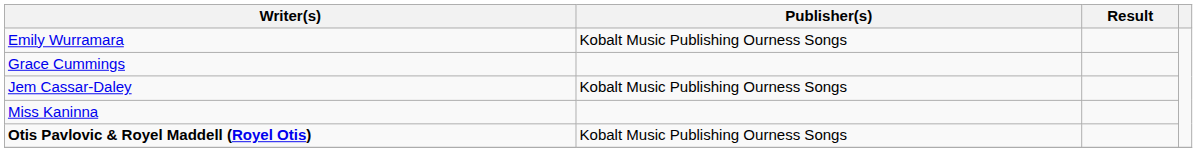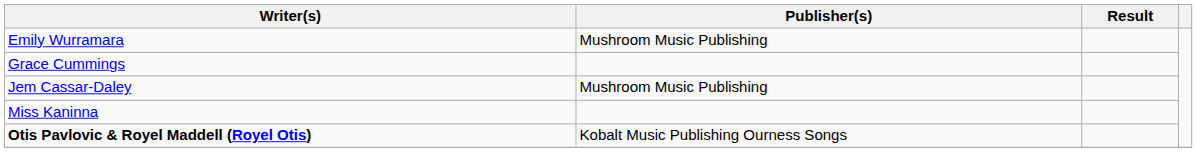(713, 40) Kobalt Music Publishing Ourness Songs -> (674, 40) Mushroom Music Publishing
(713, 87) Kobalt Music Publishing Ourness Songs -> (674, 87) Mushroom Music Publishing
